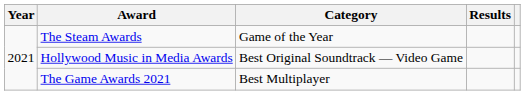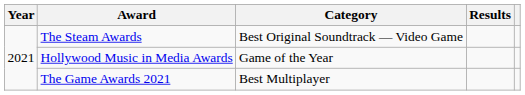(286, 36) Game of the Year -> (351, 36) Best Original Soundtrack — Video Game
(351, 57) Best Original Soundtrack — Video Game -> (286, 57) Game of the Year
